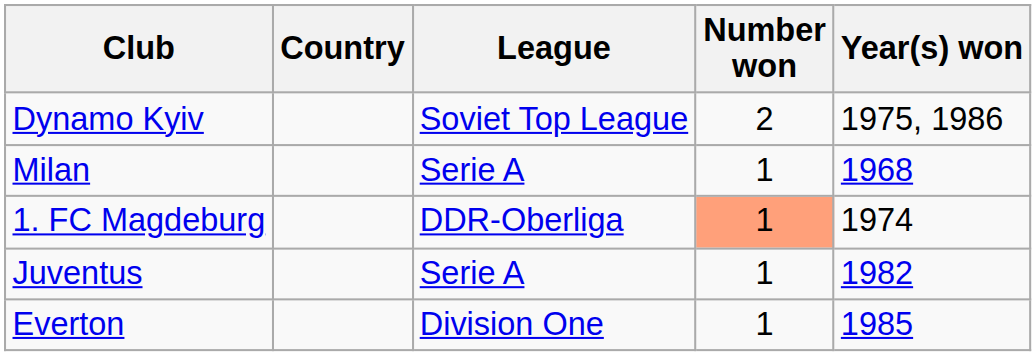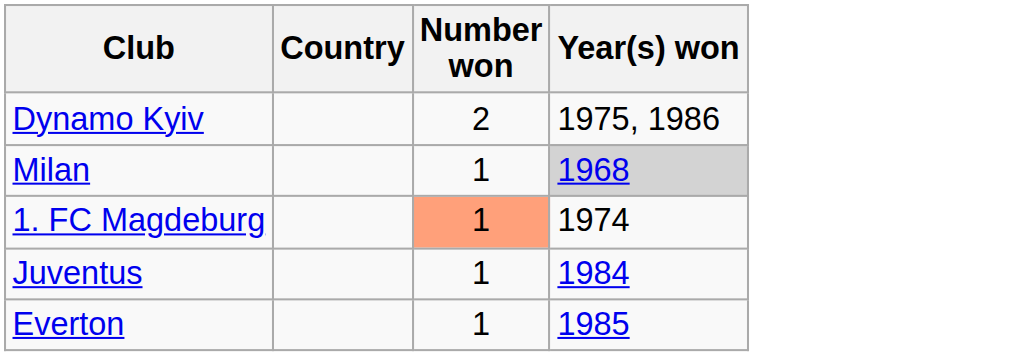- column: (554, 48)
(877, 169) no background -> (594, 169) lightgrey background
(877, 272) 1982 -> (594, 272) 1984
